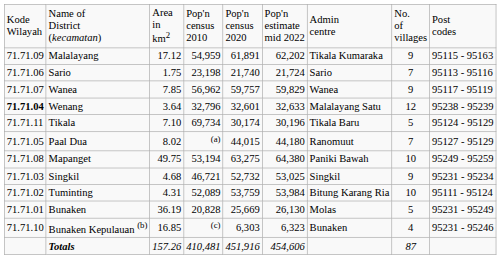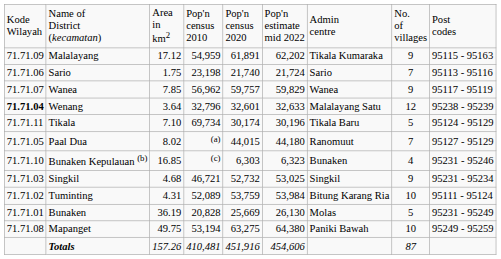rows swapped: (70, 159) <-> (98, 227)
